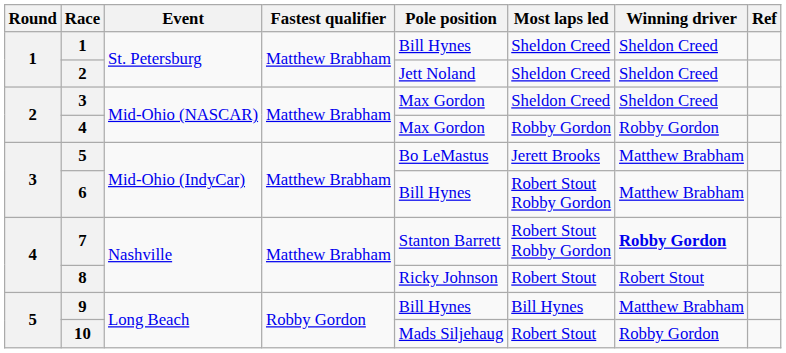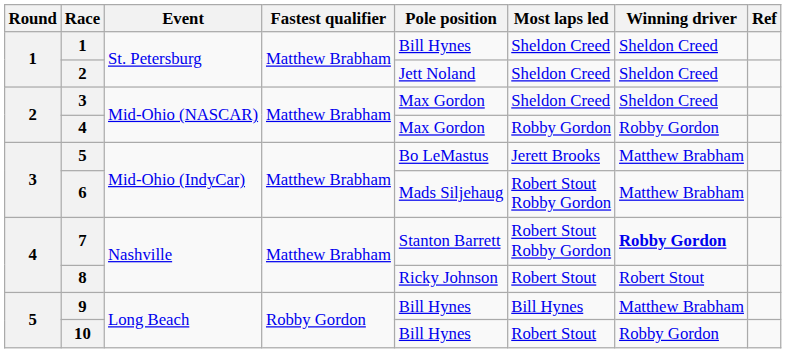(435, 193) Bill Hynes -> (451, 193) Mads Siljehaug
(451, 333) Mads Siljehaug -> (435, 333) Bill Hynes
